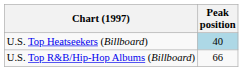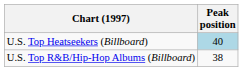(218, 58) 66 -> (218, 58) 38
